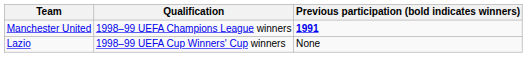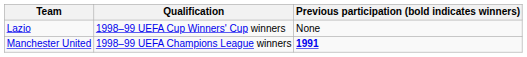rows swapped: (49, 28) <-> (19, 44)
